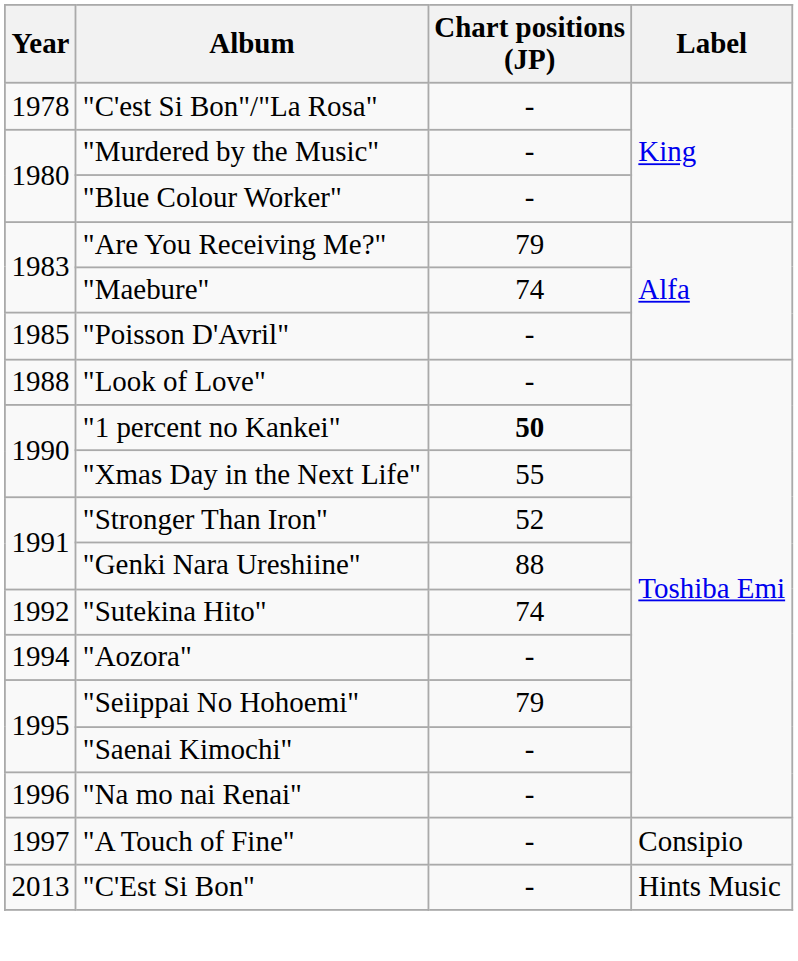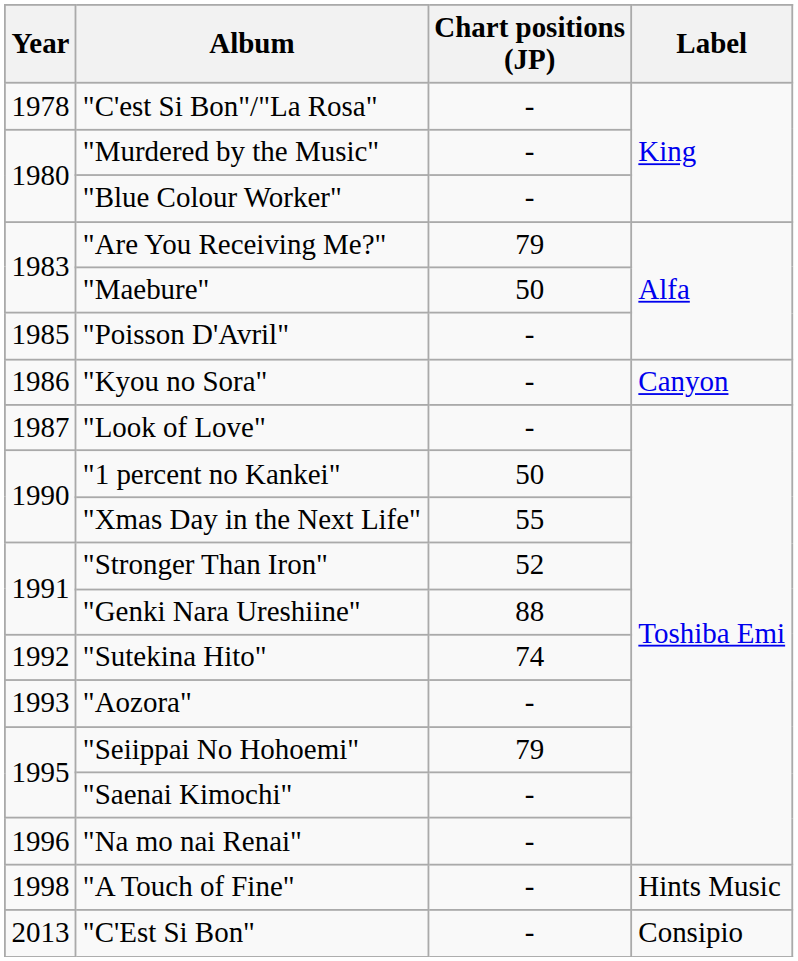(530, 289) 74 -> (530, 289) 50
+ row: (175, 381)
(41, 381) 1988 -> (41, 427) 1987
(530, 427) bold -> (530, 473) normal
(41, 657) 1994 -> (41, 703) 1993
(41, 840) 1997 -> (41, 886) 1998
(691, 840) Consipio -> (710, 886) Hints Music
(710, 886) Hints Music -> (691, 932) Consipio
